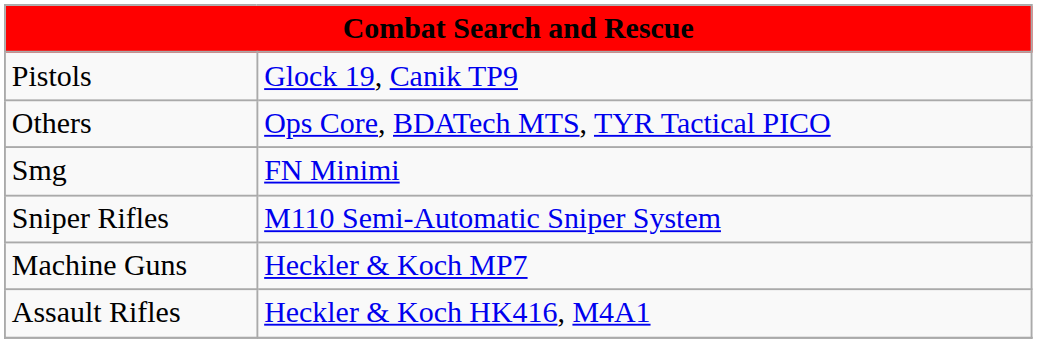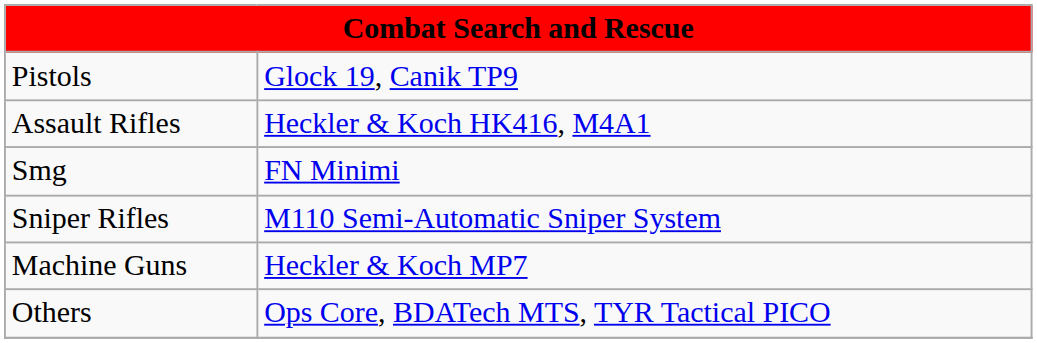rows swapped: (96, 312) <-> (52, 123)
